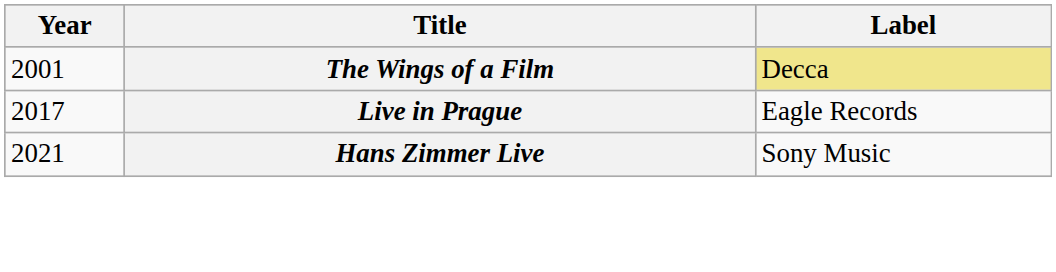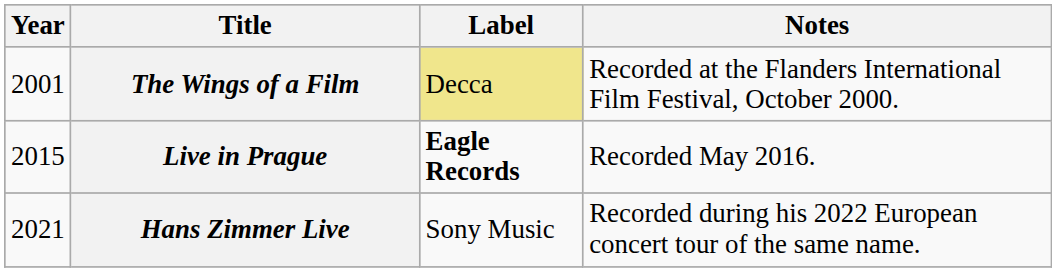+ column: (817, 25)
(38, 111) 2017 -> (38, 156) 2015
(839, 111) normal -> (473, 156) bold
